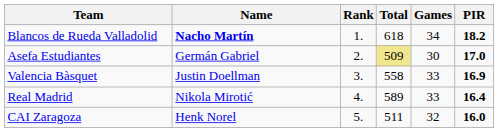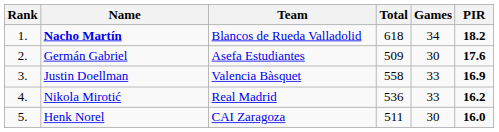columns swapped: (358, 14) <-> (88, 14)
(394, 55) khaki background -> (394, 55) no background
(474, 55) 17.0 -> (474, 55) 17.6
(394, 96) 589 -> (394, 96) 536
(474, 96) 16.4 -> (474, 96) 16.2
(433, 117) 32 -> (433, 117) 30
